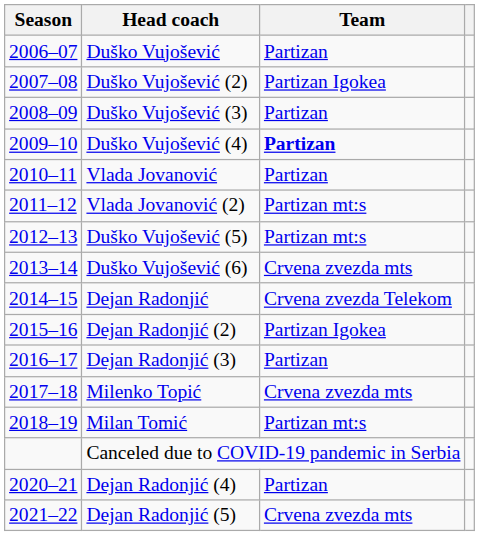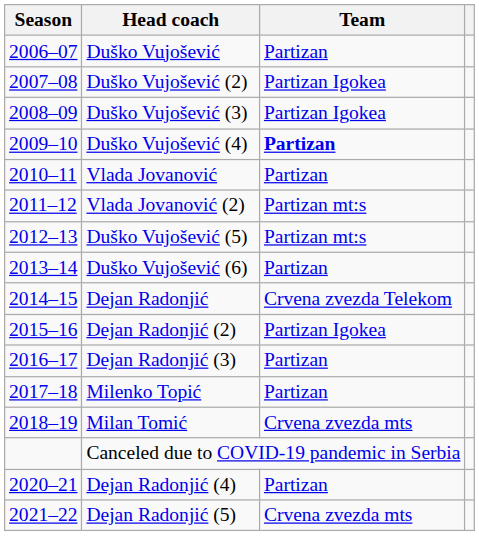(296, 112) Partizan -> (325, 112) Partizan Igokea
(338, 267) Crvena zvezda mts -> (296, 267) Partizan
(338, 391) Crvena zvezda mts -> (296, 391) Partizan
(315, 422) Partizan mt:s -> (338, 422) Crvena zvezda mts
